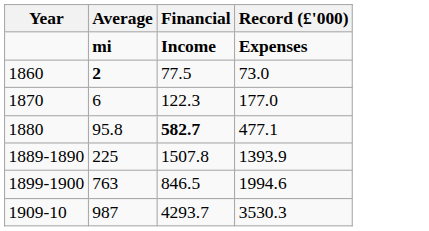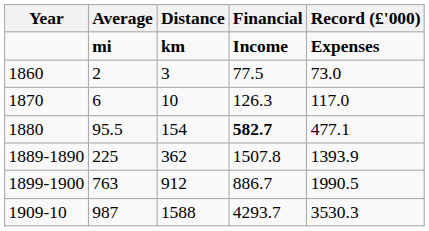+ column: (193, 18)
(97, 73) bold -> (97, 73) normal
(181, 101) 122.3 -> (252, 101) 126.3
(258, 101) 177.0 -> (330, 101) 117.0
(107, 128) 95.8 -> (107, 128) 95.5
(181, 184) 846.5 -> (252, 184) 886.7
(263, 184) 1994.6 -> (335, 184) 1990.5
